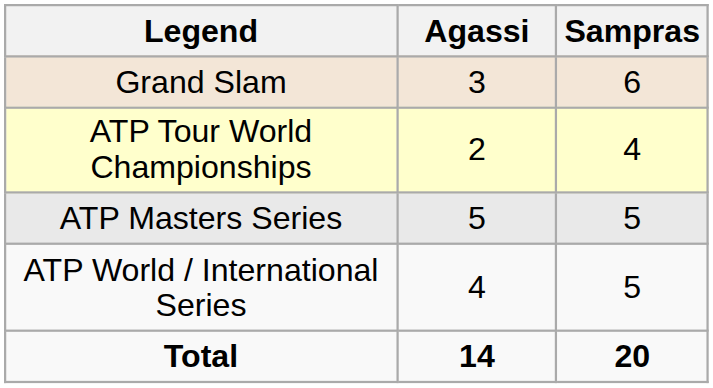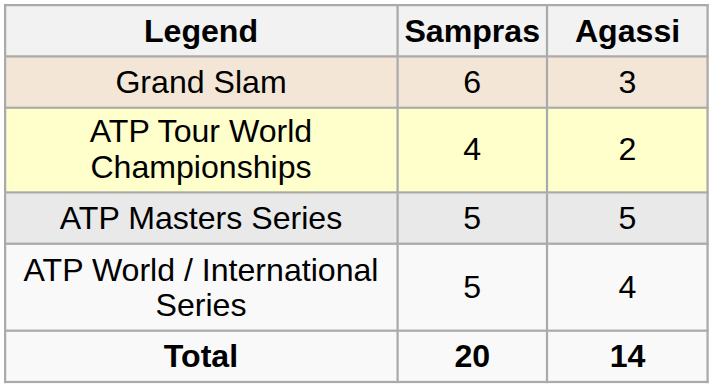columns swapped: (477, 31) <-> (632, 31)
